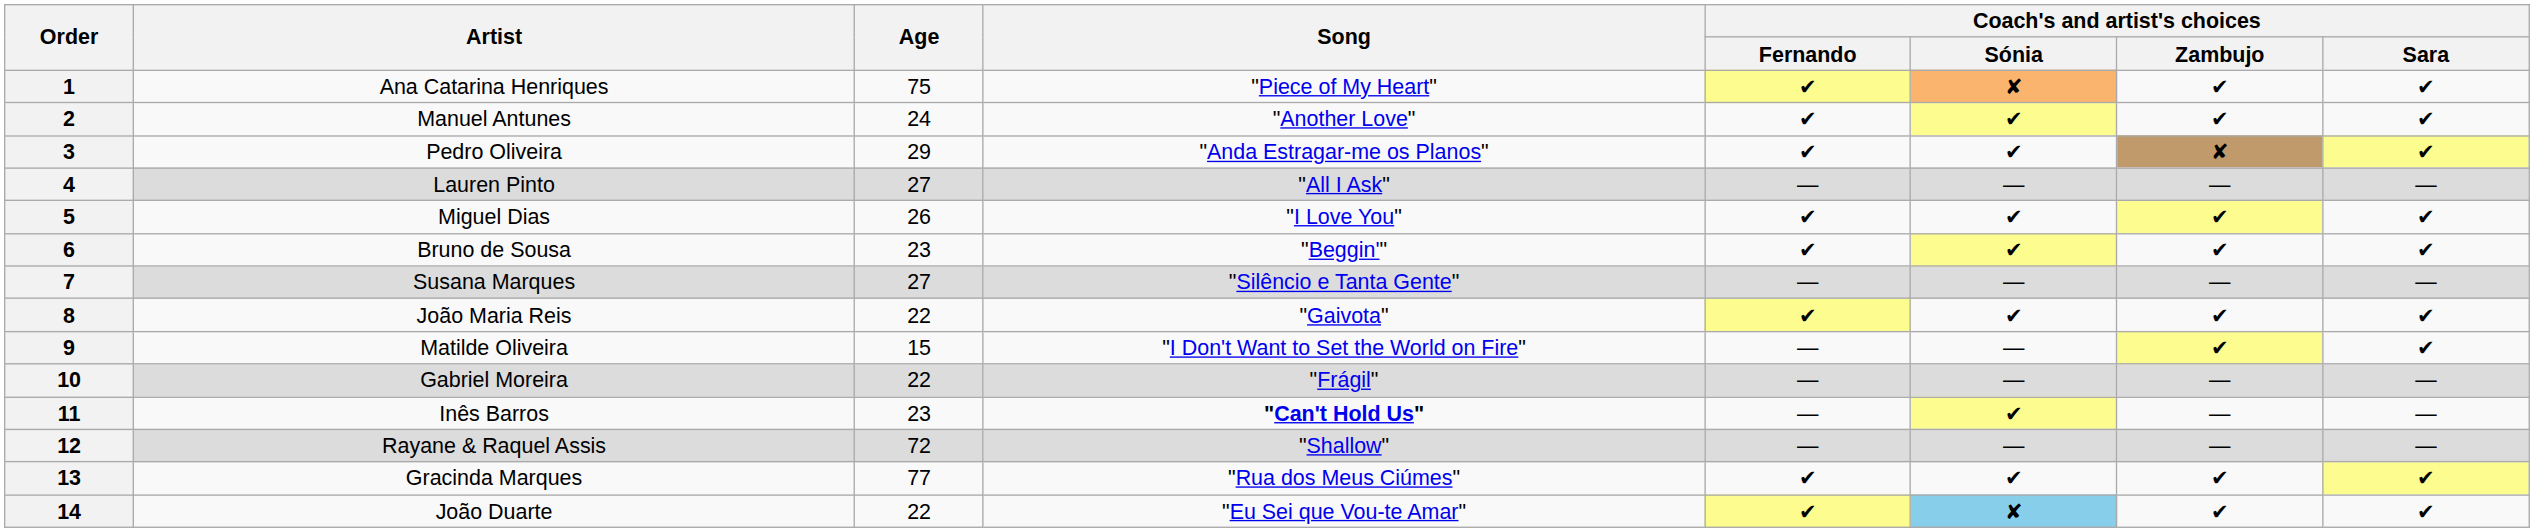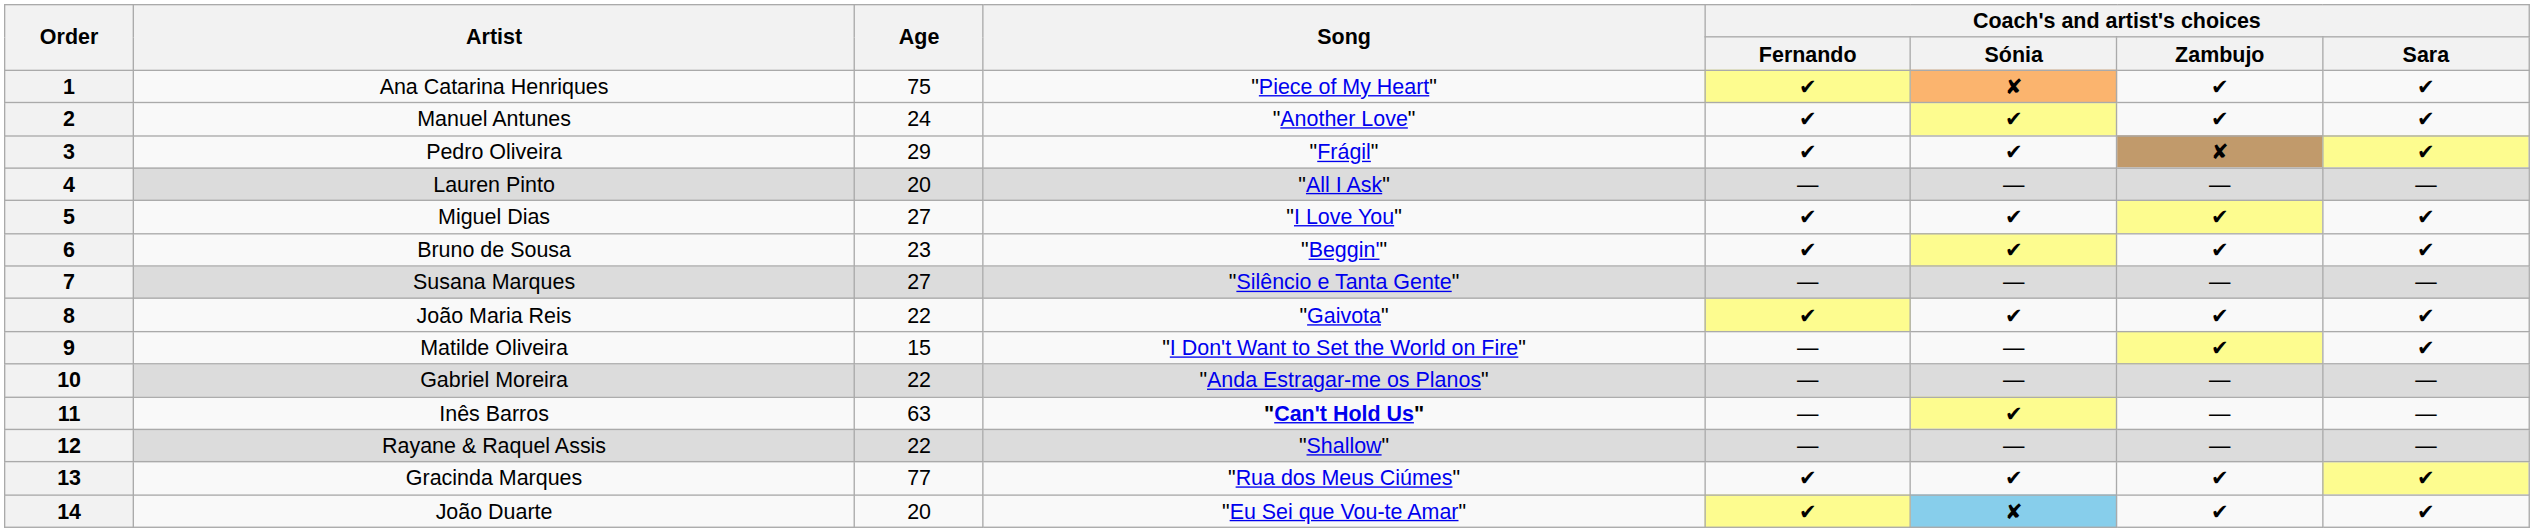(1344, 152) "Anda Estragar-me os Planos" -> (1344, 152) "Frágil"
(919, 184) 27 -> (919, 184) 20
(919, 217) 26 -> (919, 217) 27
(1344, 380) "Frágil" -> (1344, 380) "Anda Estragar-me os Planos"
(919, 413) 23 -> (919, 413) 63
(919, 446) 72 -> (919, 446) 22
(919, 511) 22 -> (919, 511) 20
